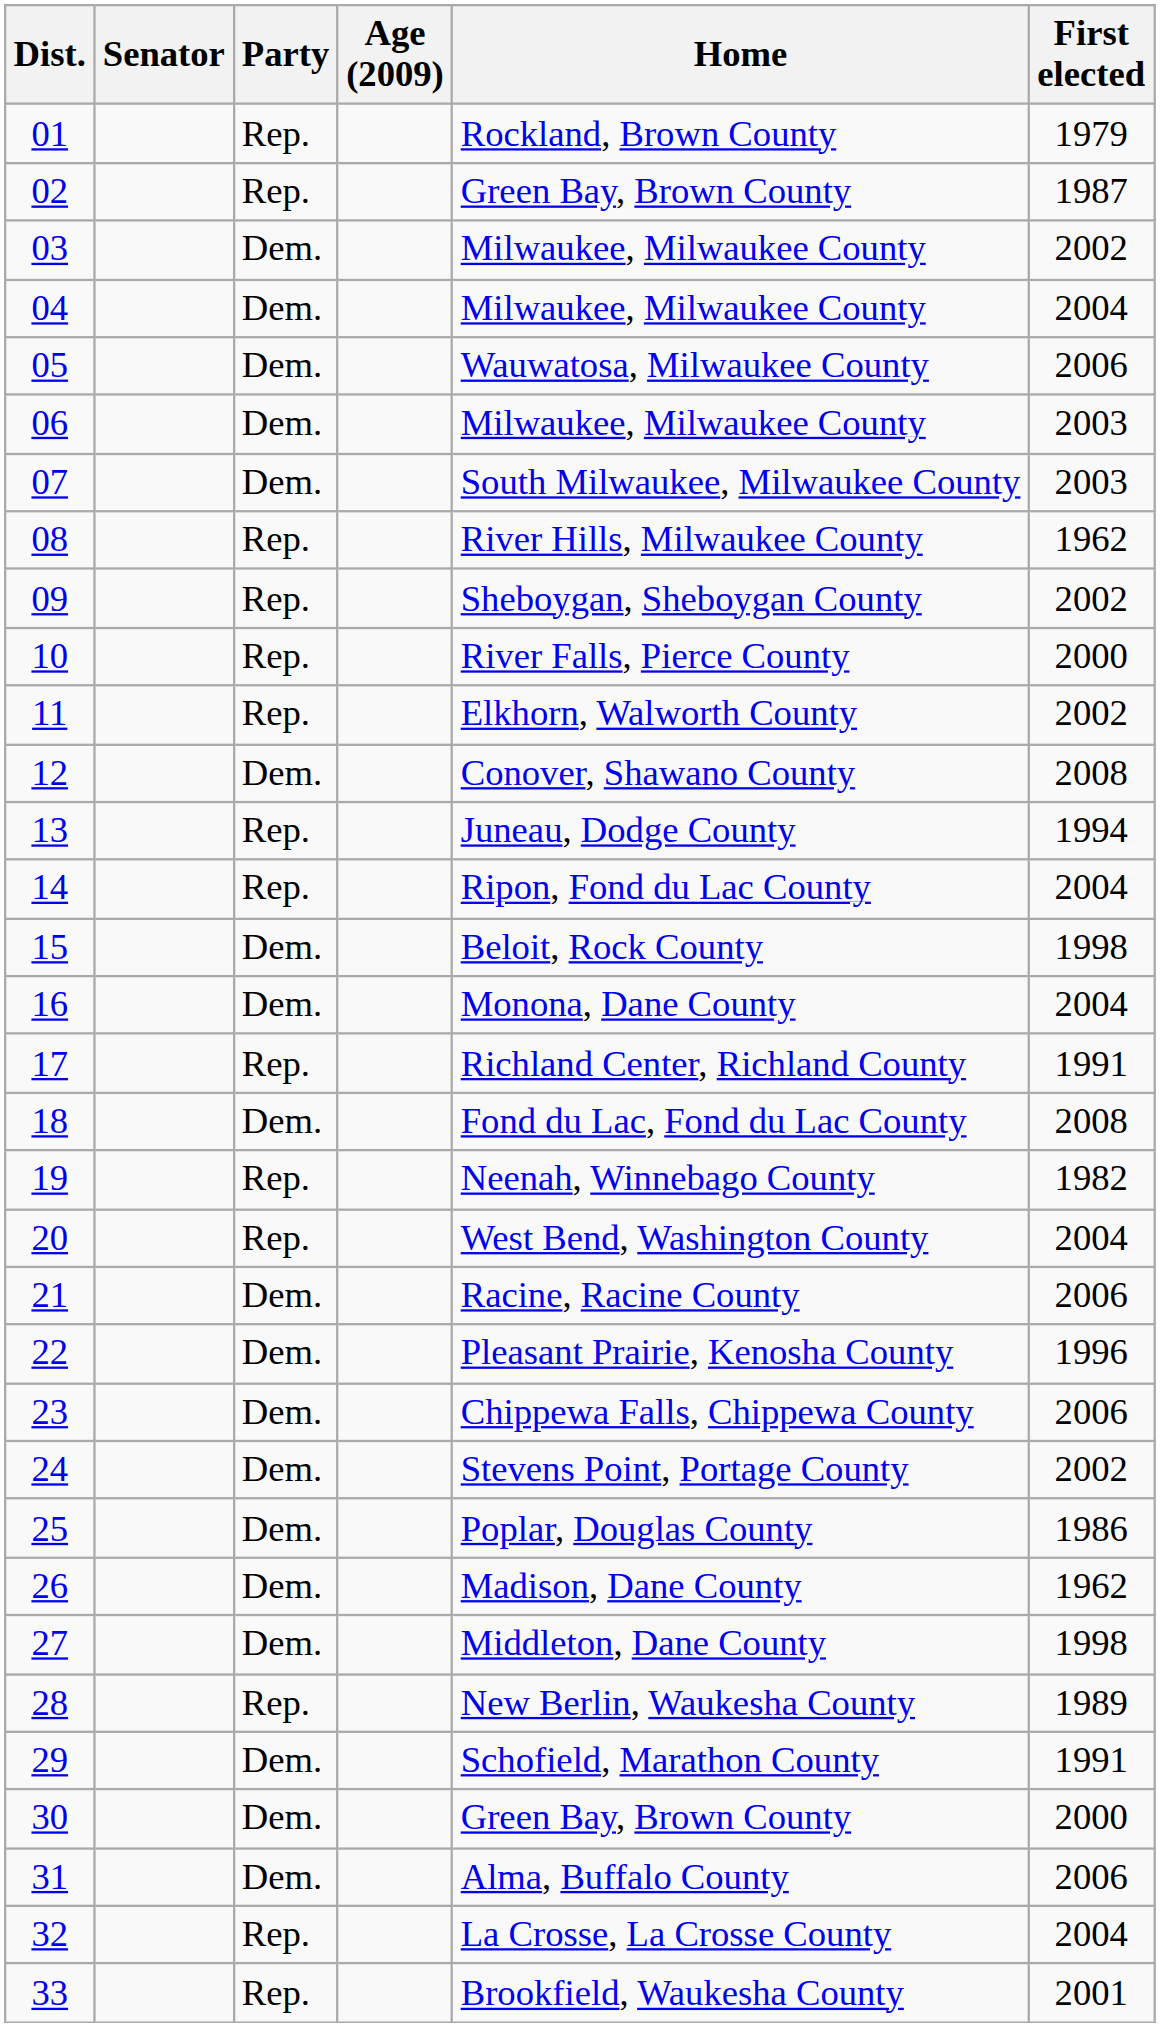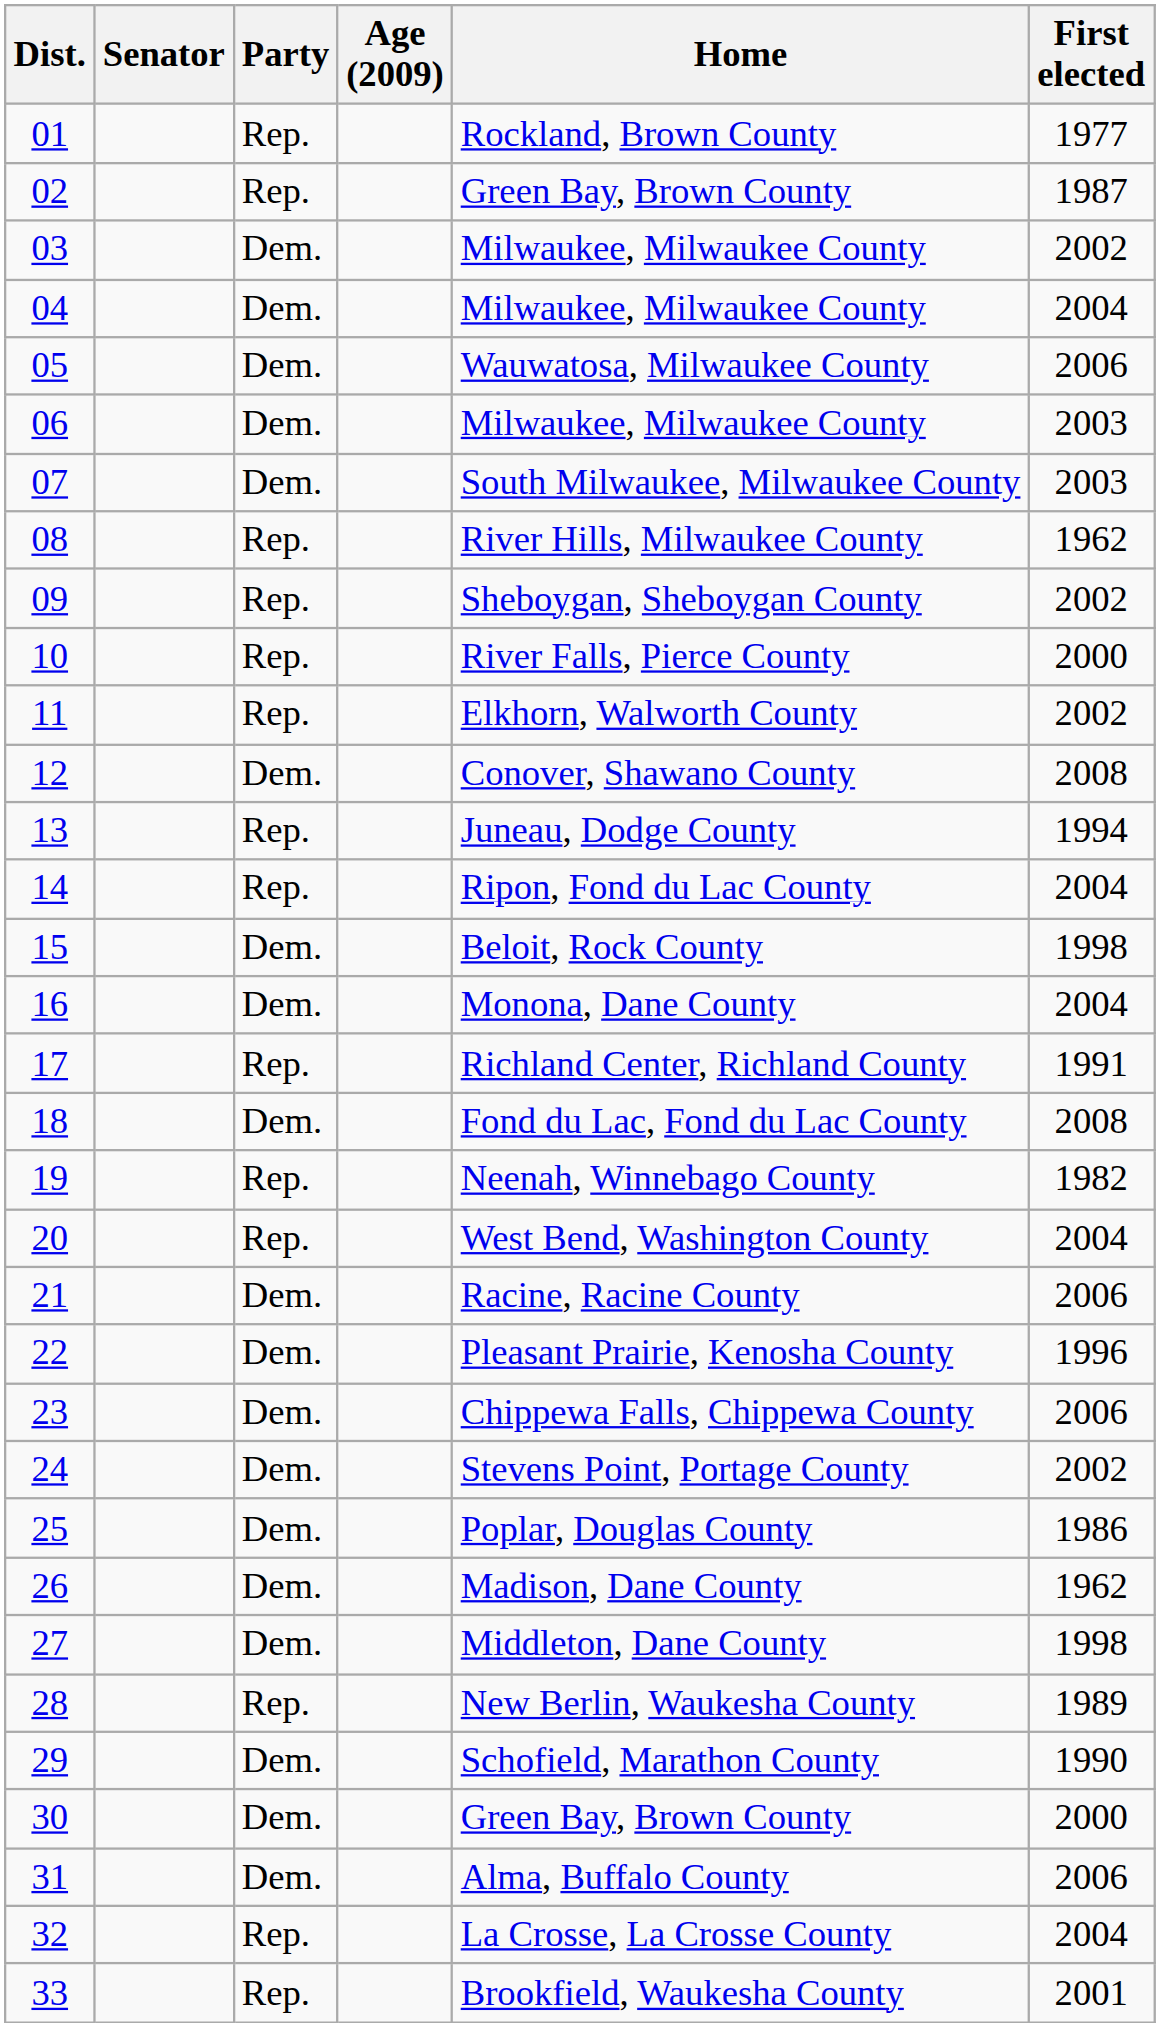(1091, 132) 1979 -> (1091, 132) 1977
(1091, 1759) 1991 -> (1091, 1759) 1990
